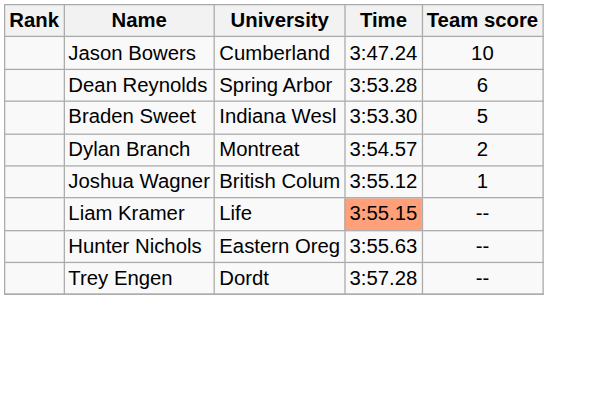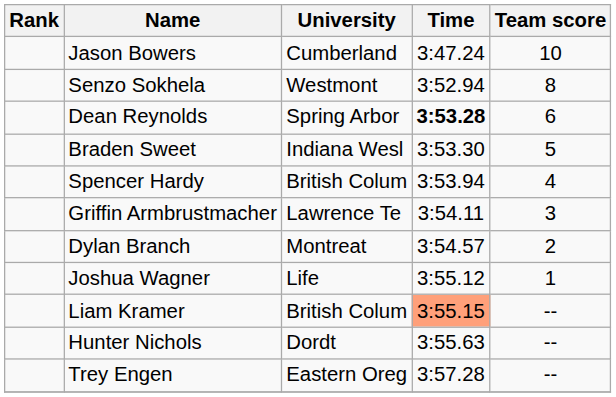+ row: (137, 85)
(383, 85) normal -> (451, 117) bold
+ row: (136, 181)
+ row: (173, 213)
(280, 181) British Colum -> (303, 278) Life
(236, 213) Life -> (347, 310) British Colum
(280, 246) Eastern Oreg -> (311, 342) Dordt
(244, 278) Dordt -> (347, 375) Eastern Oreg
